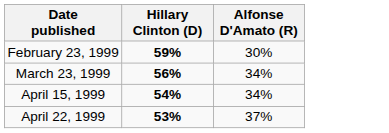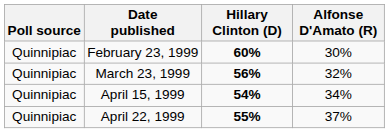+ column: (44, 30)
(167, 52) 59% -> (247, 52) 60%
(259, 73) 34% -> (338, 73) 32%
(167, 116) 53% -> (247, 116) 55%
